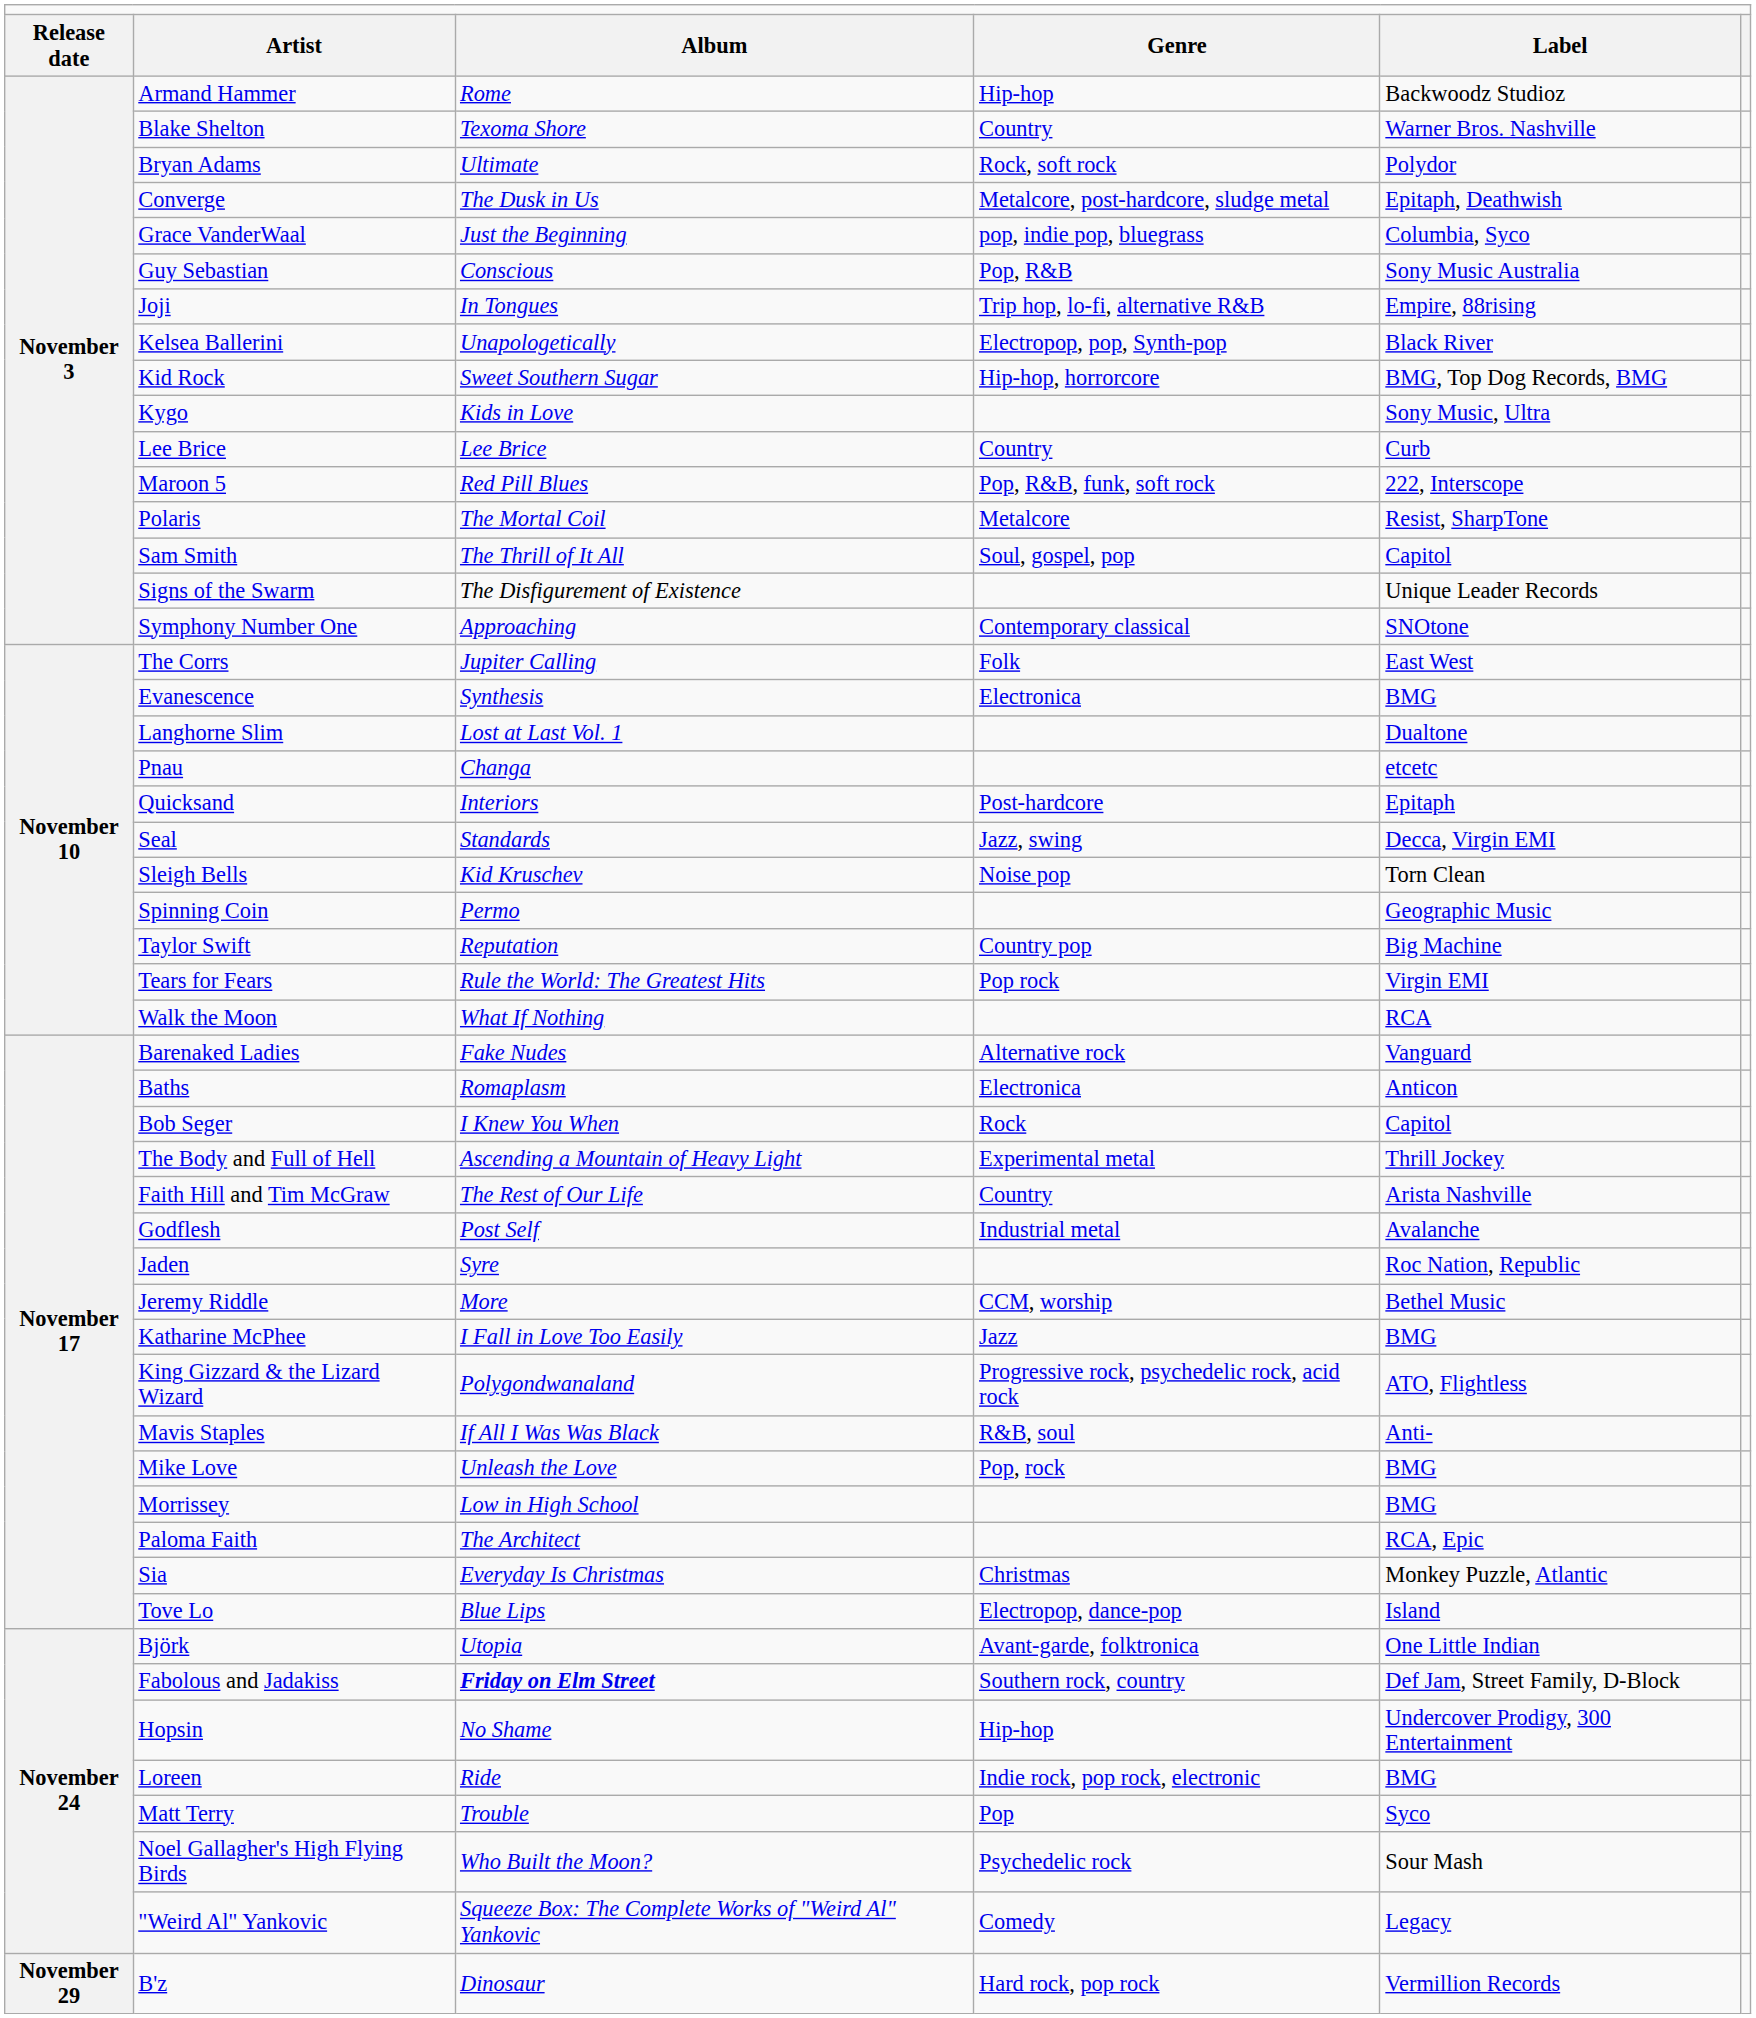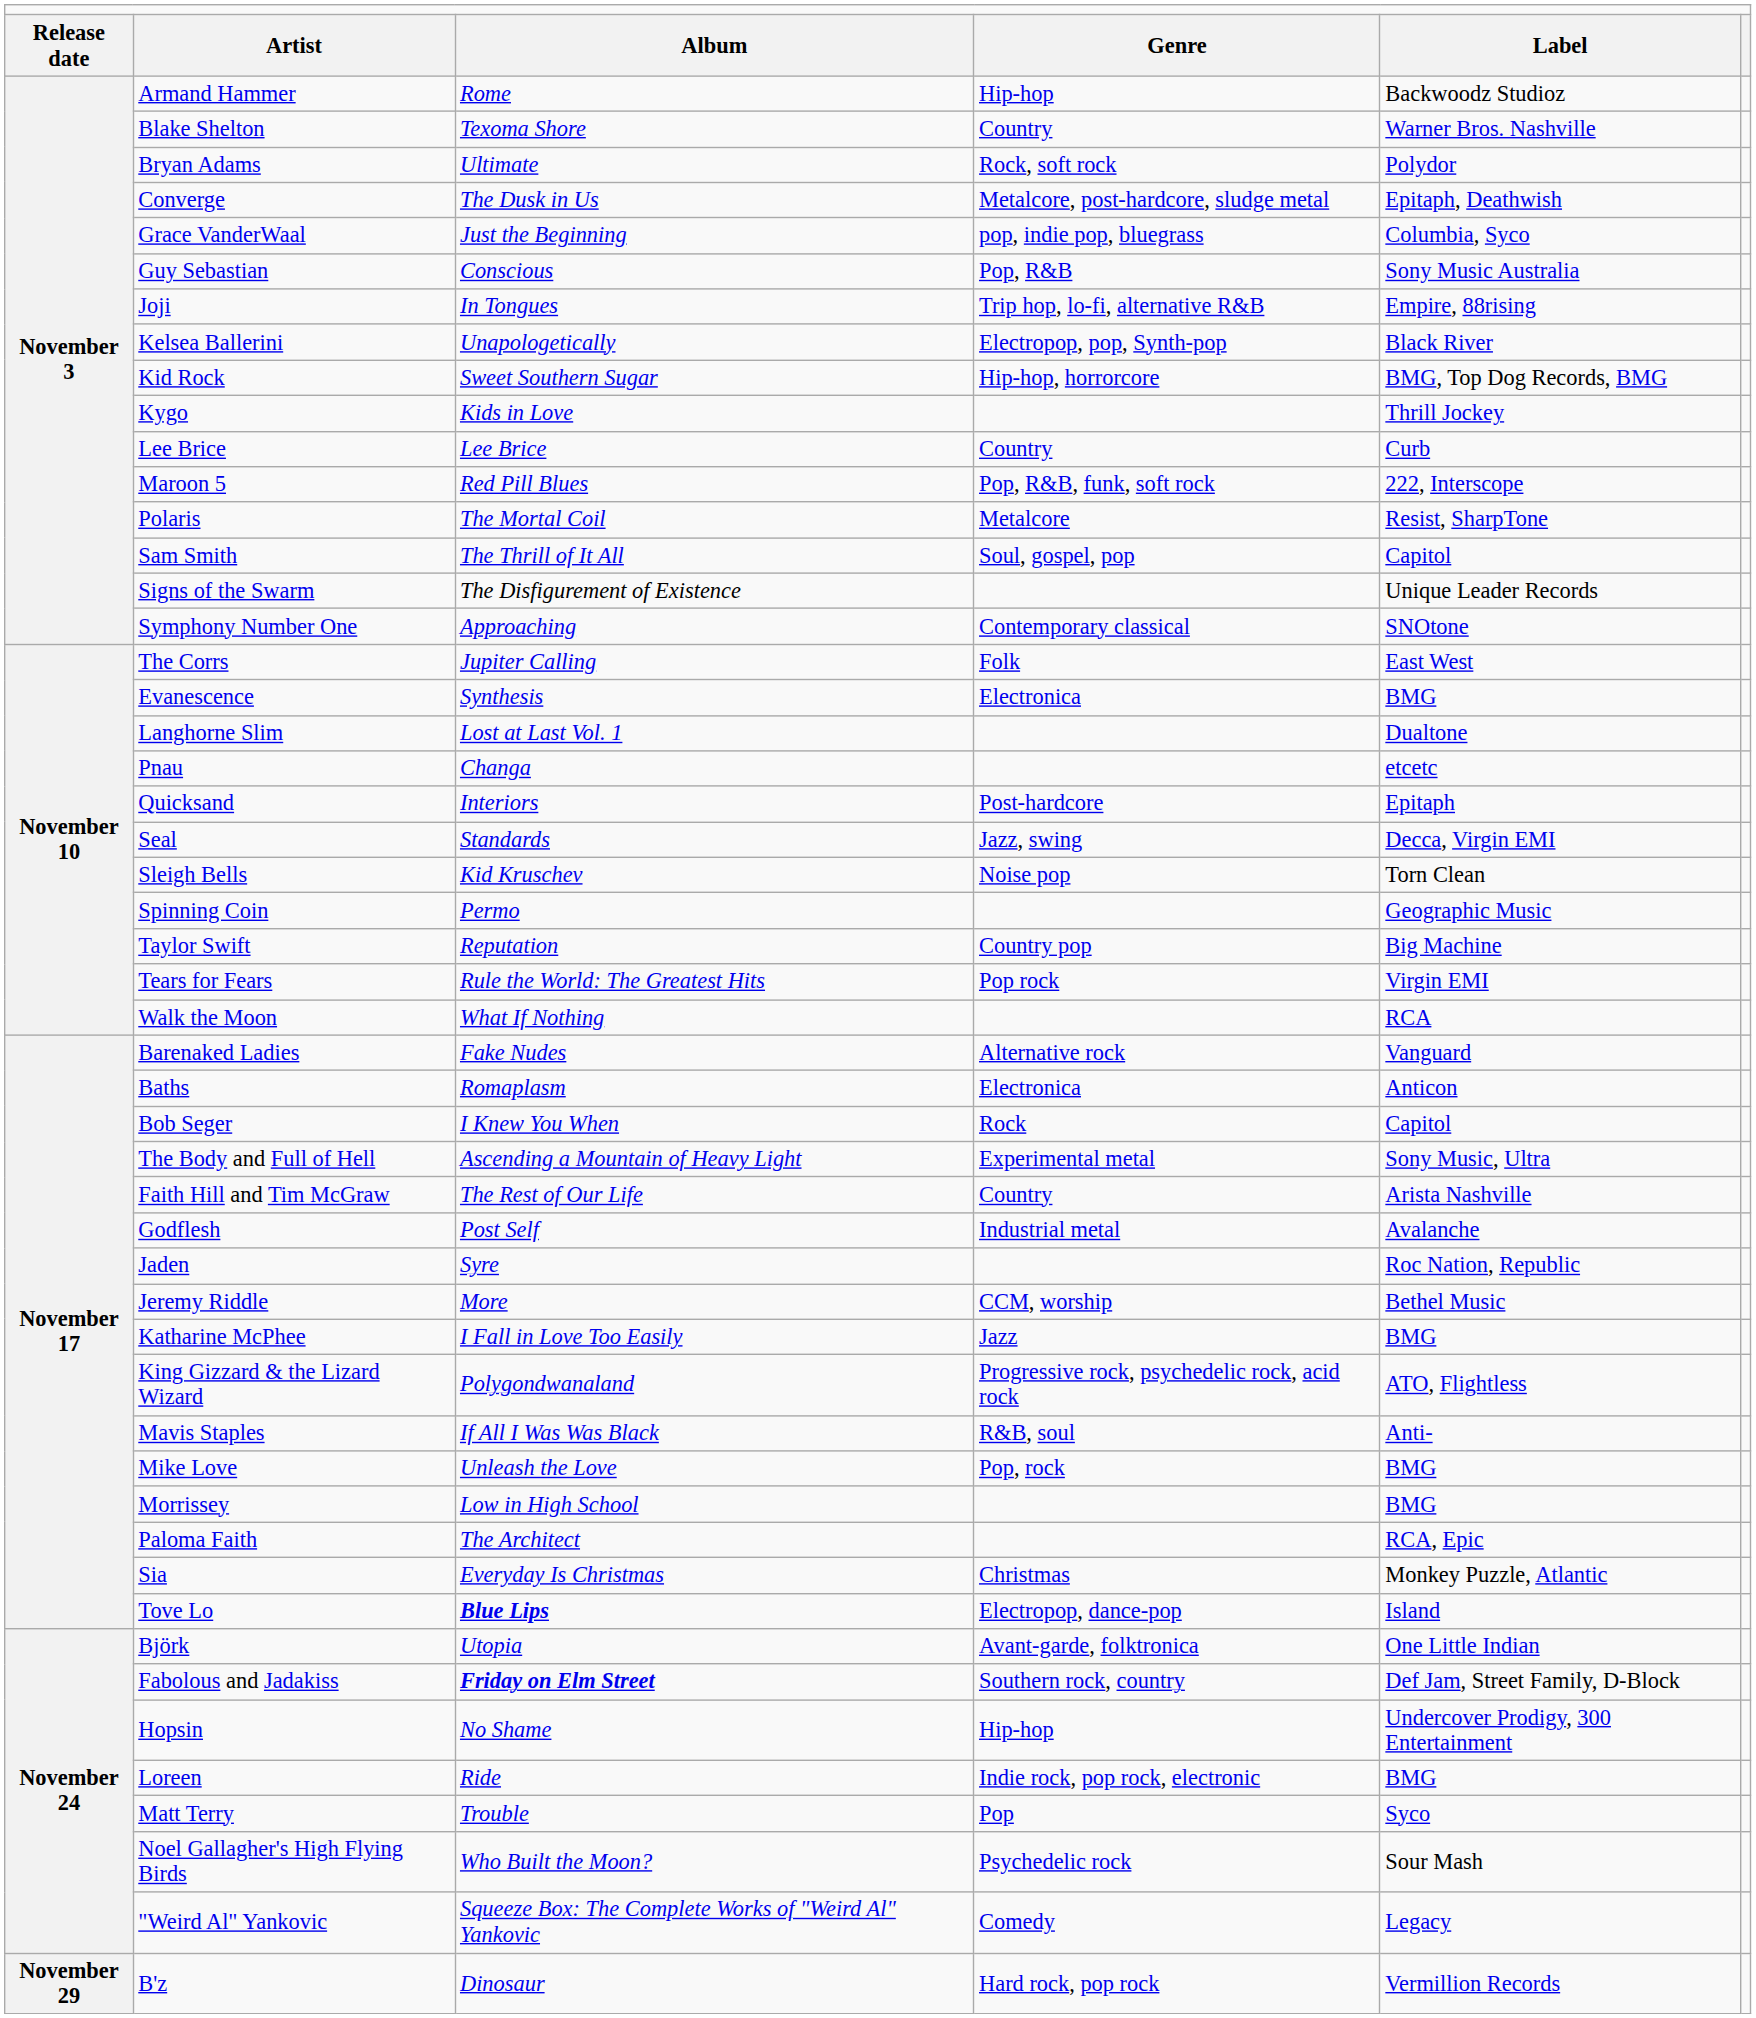(1468, 413) Sony Music, Ultra -> (1445, 413) Thrill Jockey
(1445, 1159) Thrill Jockey -> (1468, 1159) Sony Music, Ultra
(503, 1610) normal -> (504, 1610) bold
